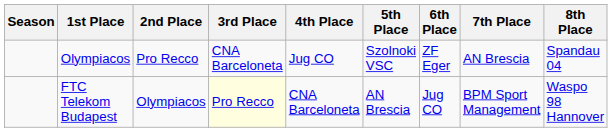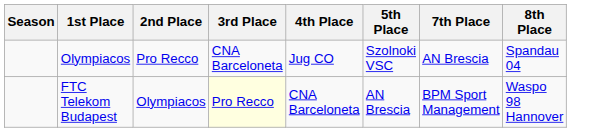- column: (439, 22)
